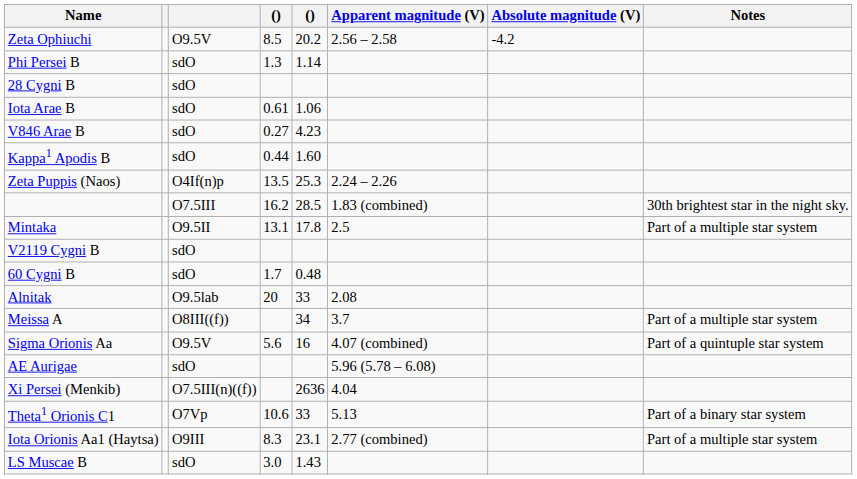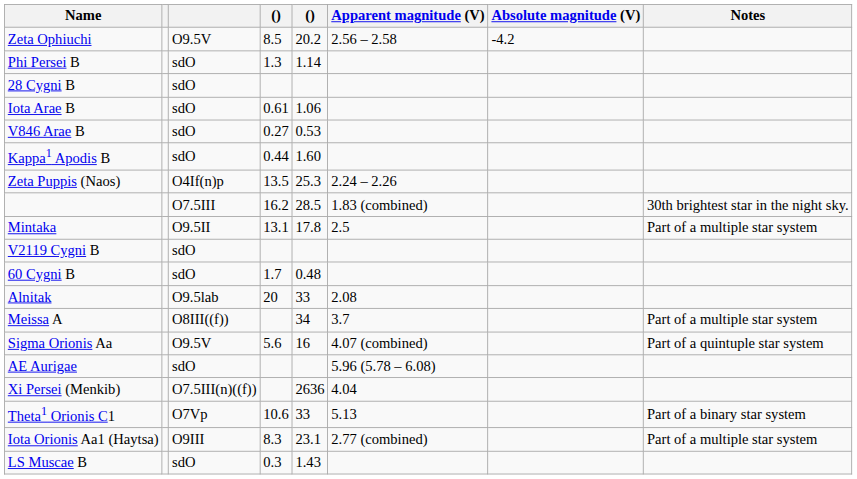(308, 131) 4.23 -> (308, 131) 0.53
(272, 462) 3.0 -> (272, 462) 0.3
